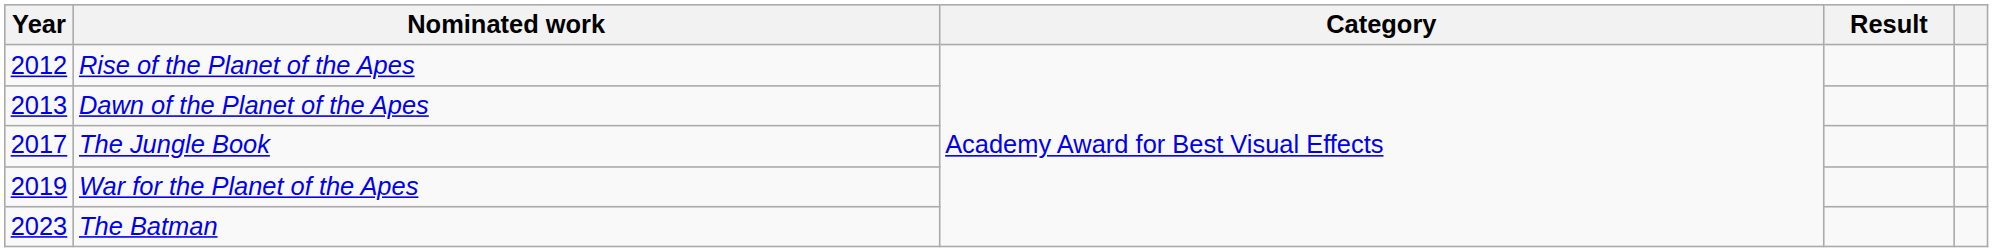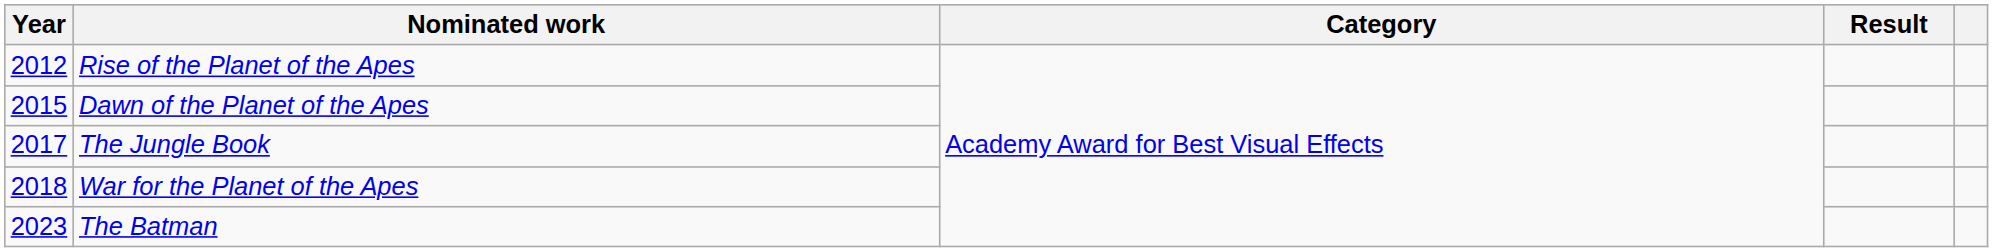(39, 105) 2013 -> (39, 105) 2015
(39, 186) 2019 -> (39, 186) 2018
